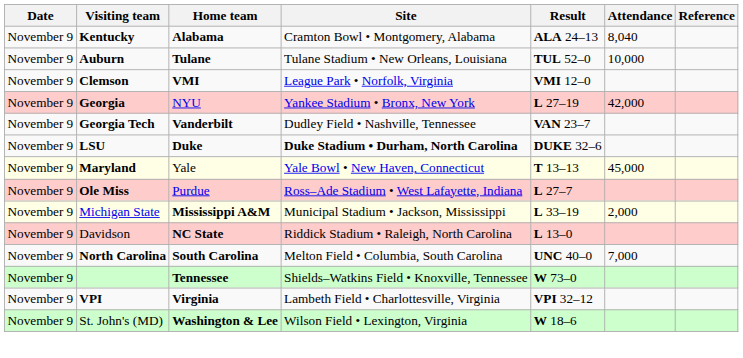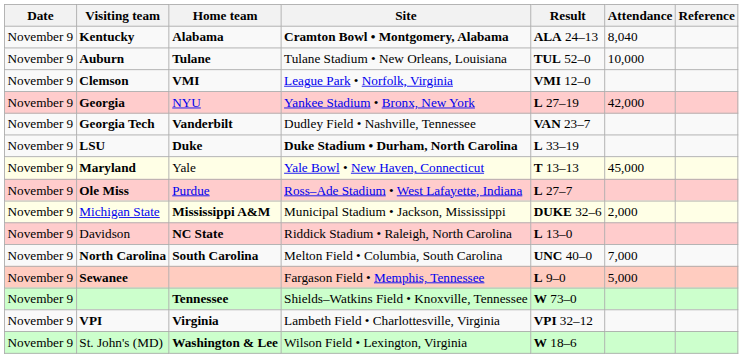(390, 37) normal -> (396, 37) bold
(568, 146) DUKE 32–6 -> (556, 146) L 33–19
(556, 211) L 33–19 -> (568, 211) DUKE 32–6
+ row: (104, 277)
